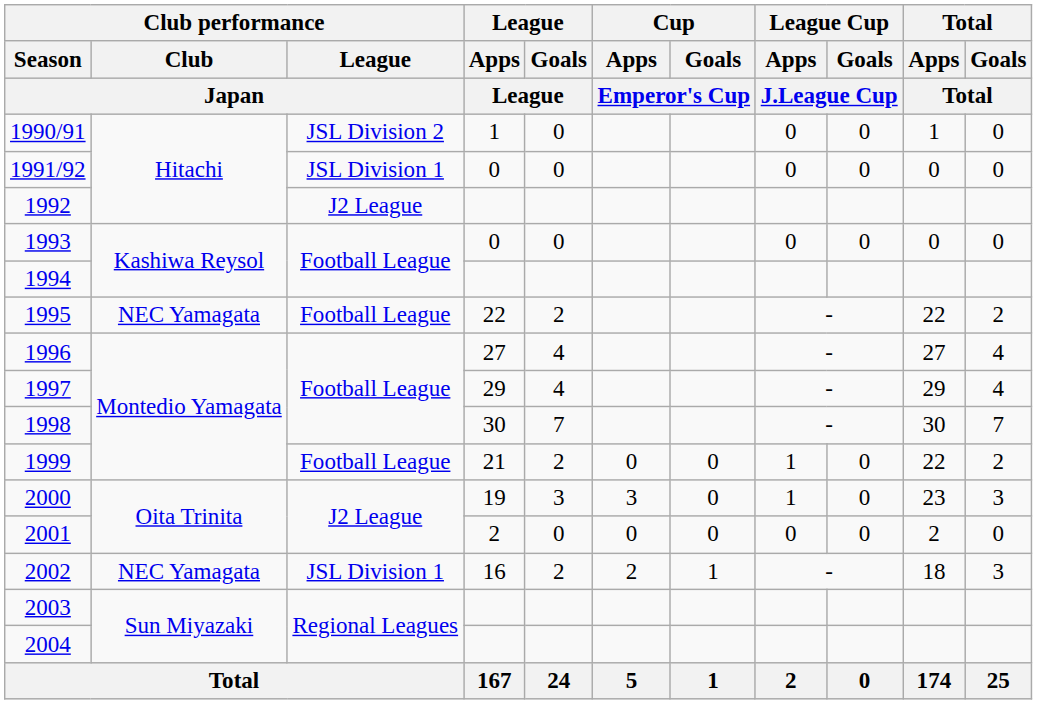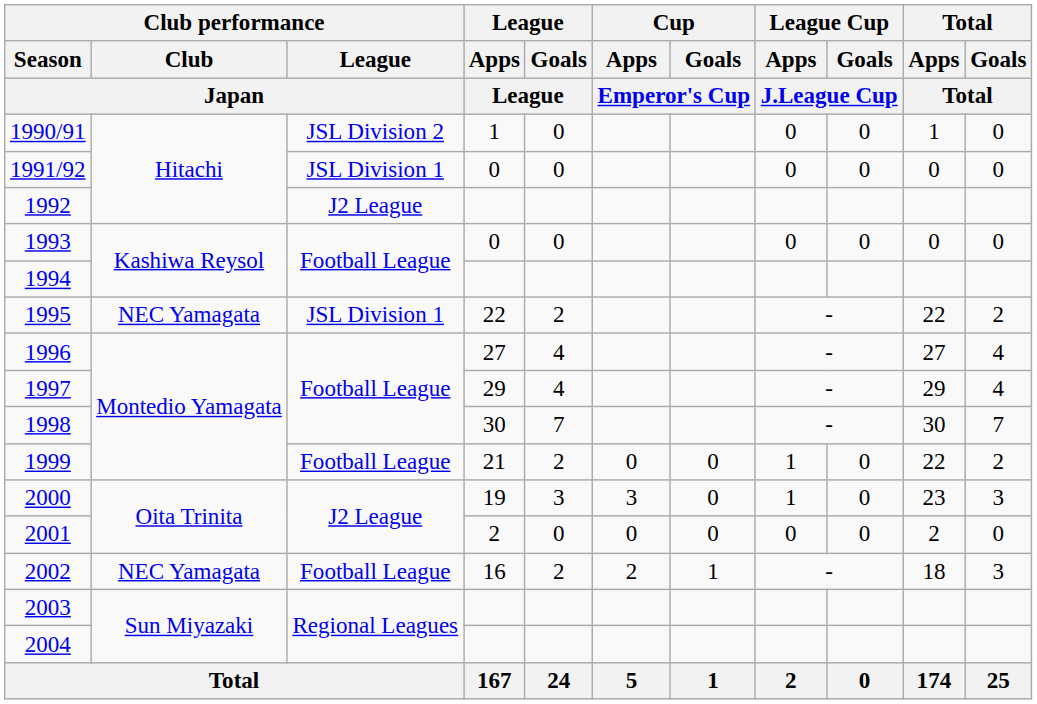(375, 315) Football League -> (375, 315) JSL Division 1
(375, 570) JSL Division 1 -> (375, 570) Football League
